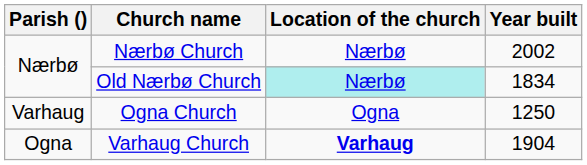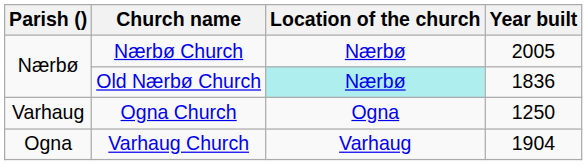(533, 50) 2002 -> (533, 50) 2005
(533, 81) 1834 -> (533, 81) 1836
(375, 143) bold -> (375, 143) normal
